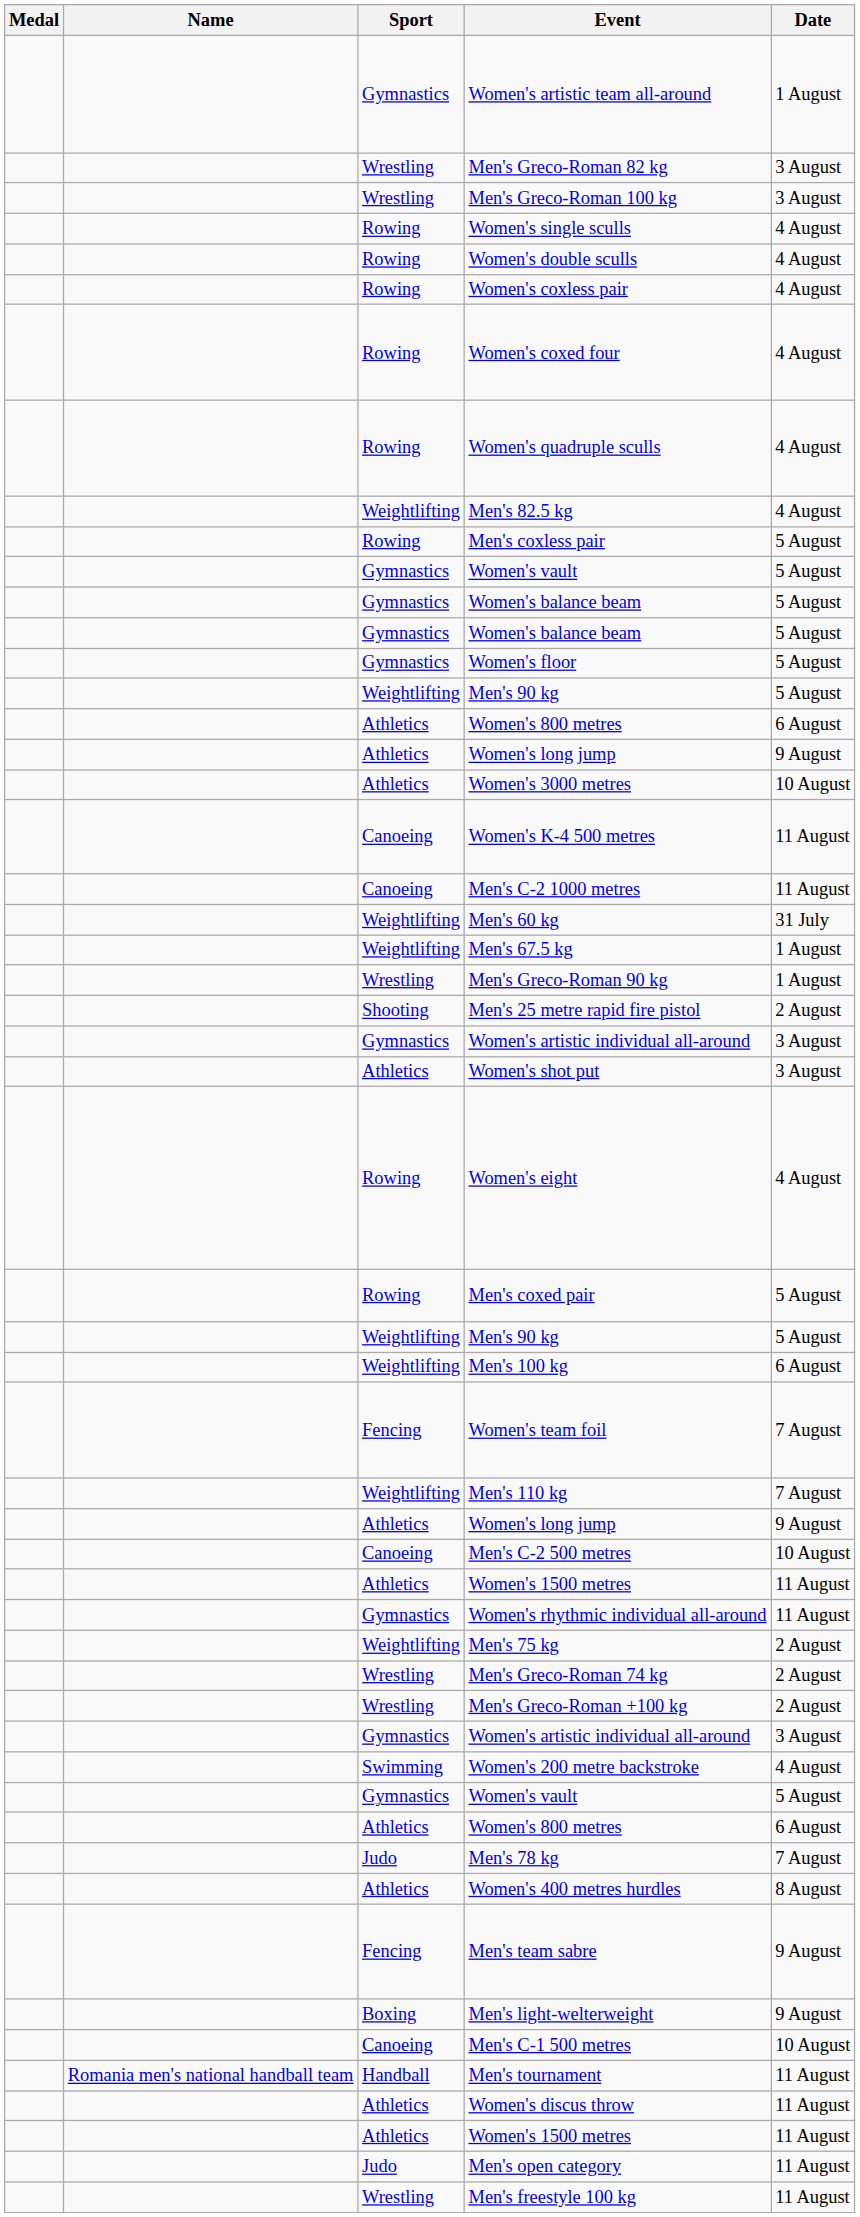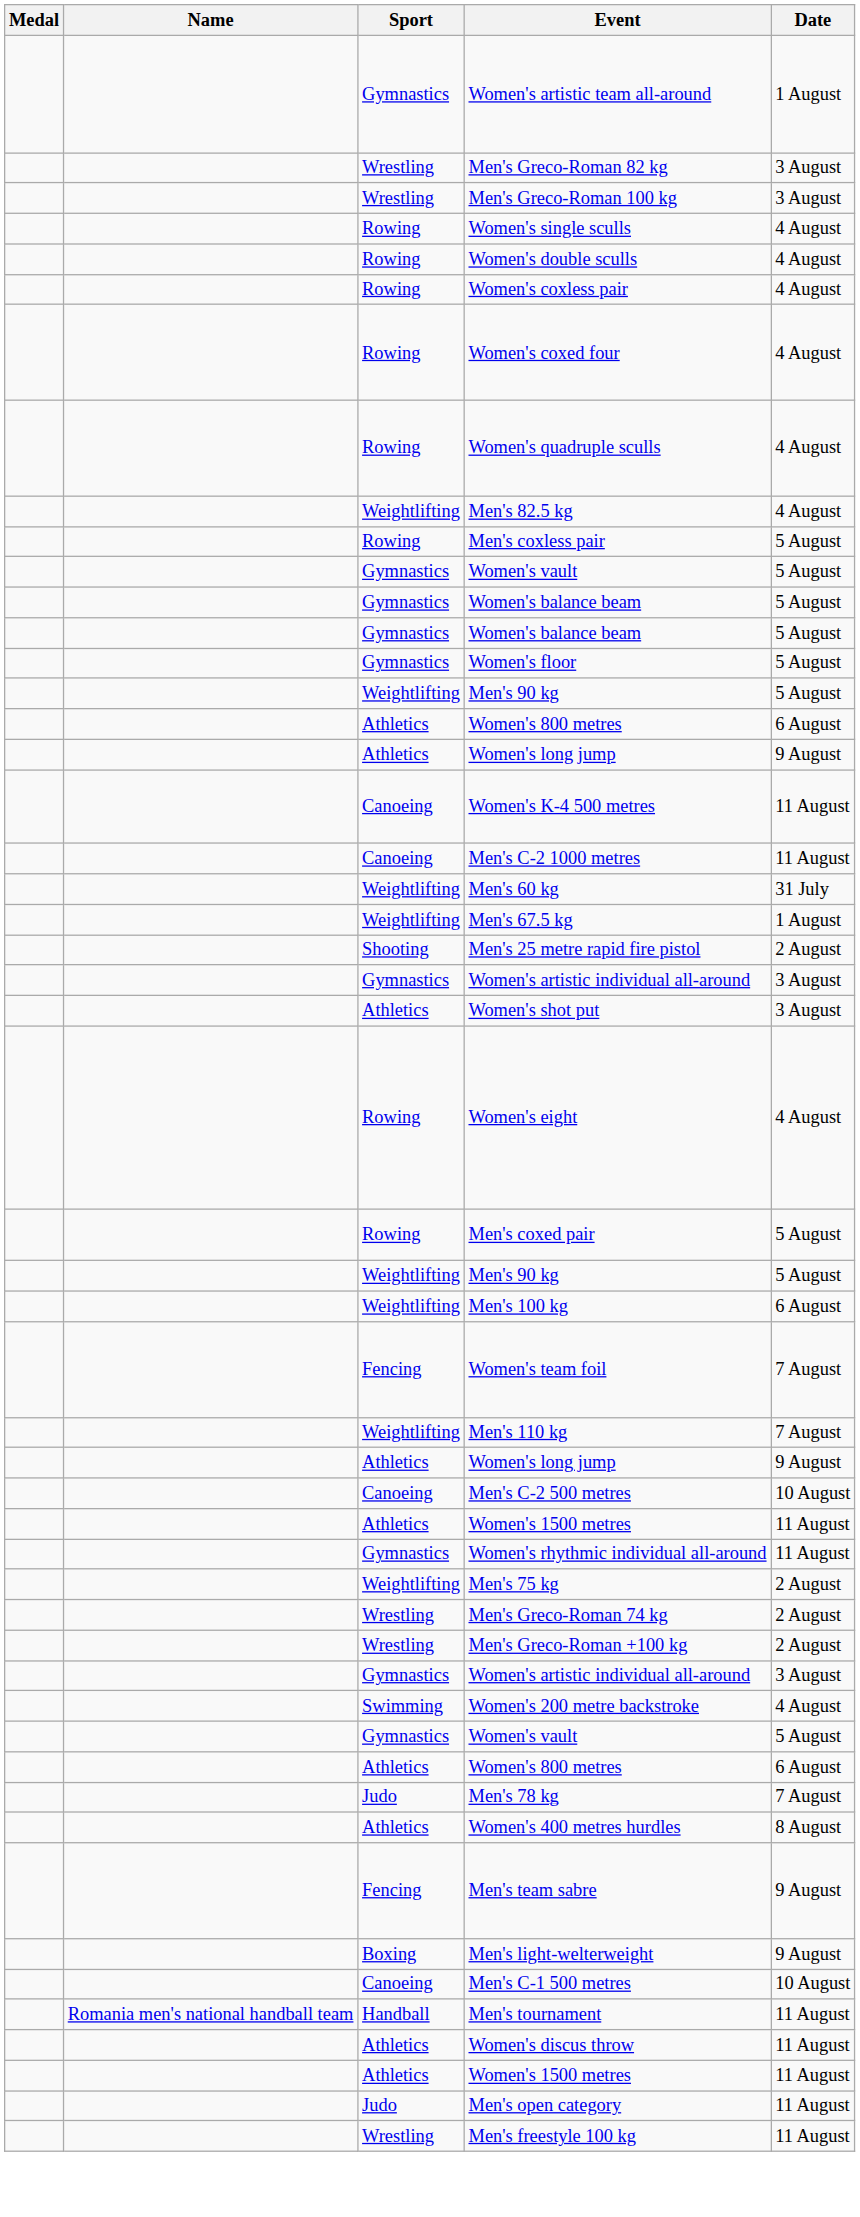- row: (395, 784)
- row: (398, 980)
